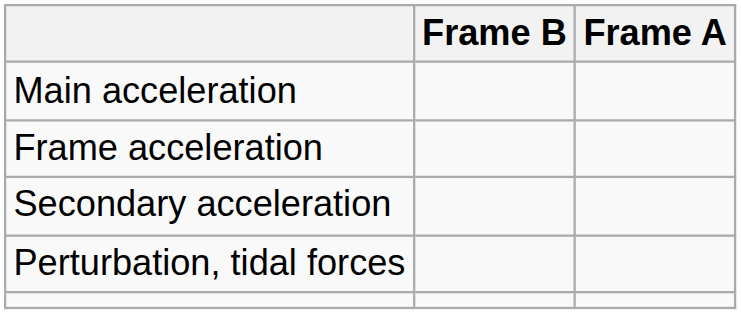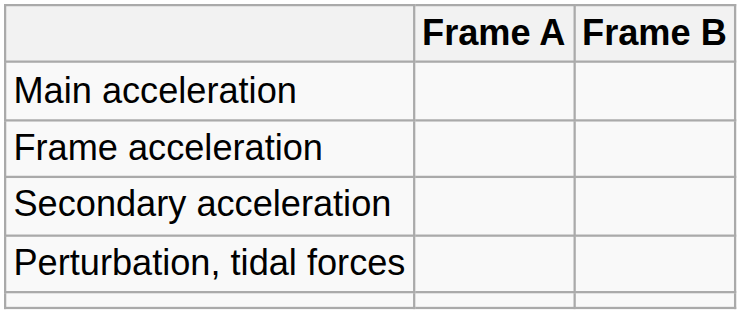columns swapped: (655, 33) <-> (494, 33)
